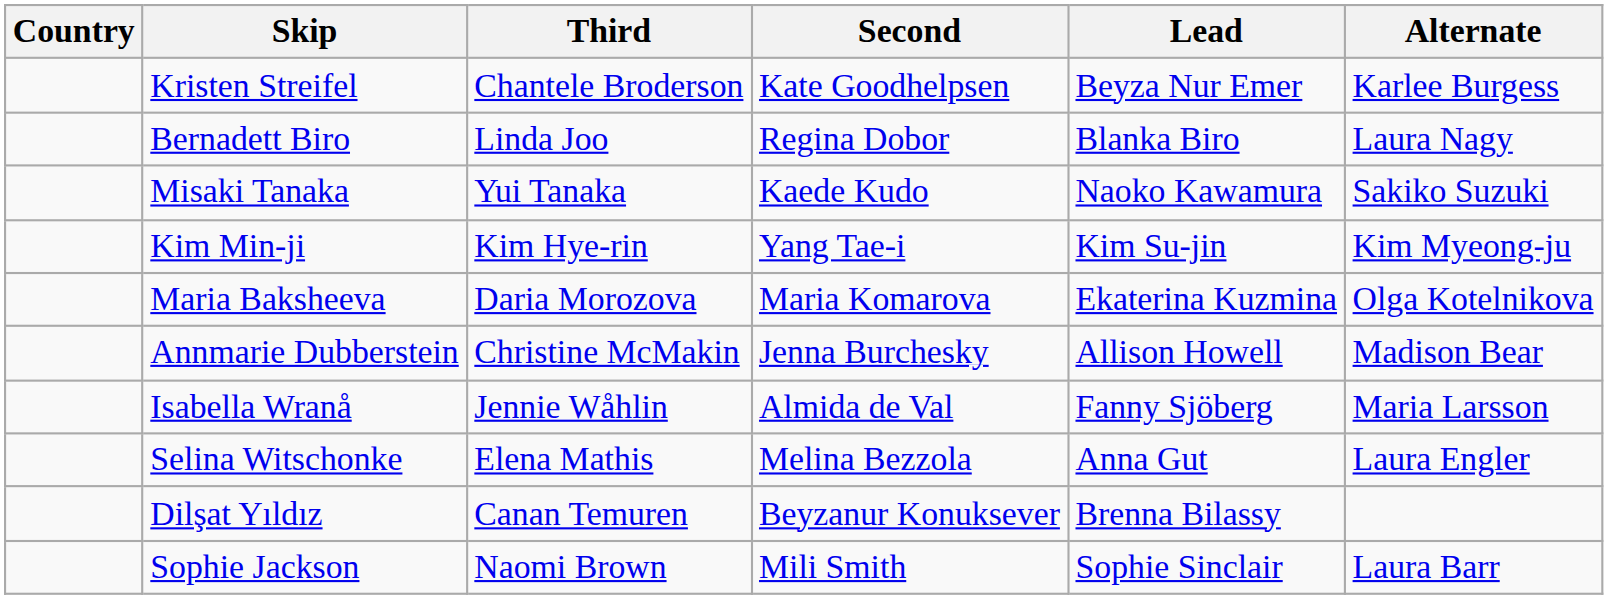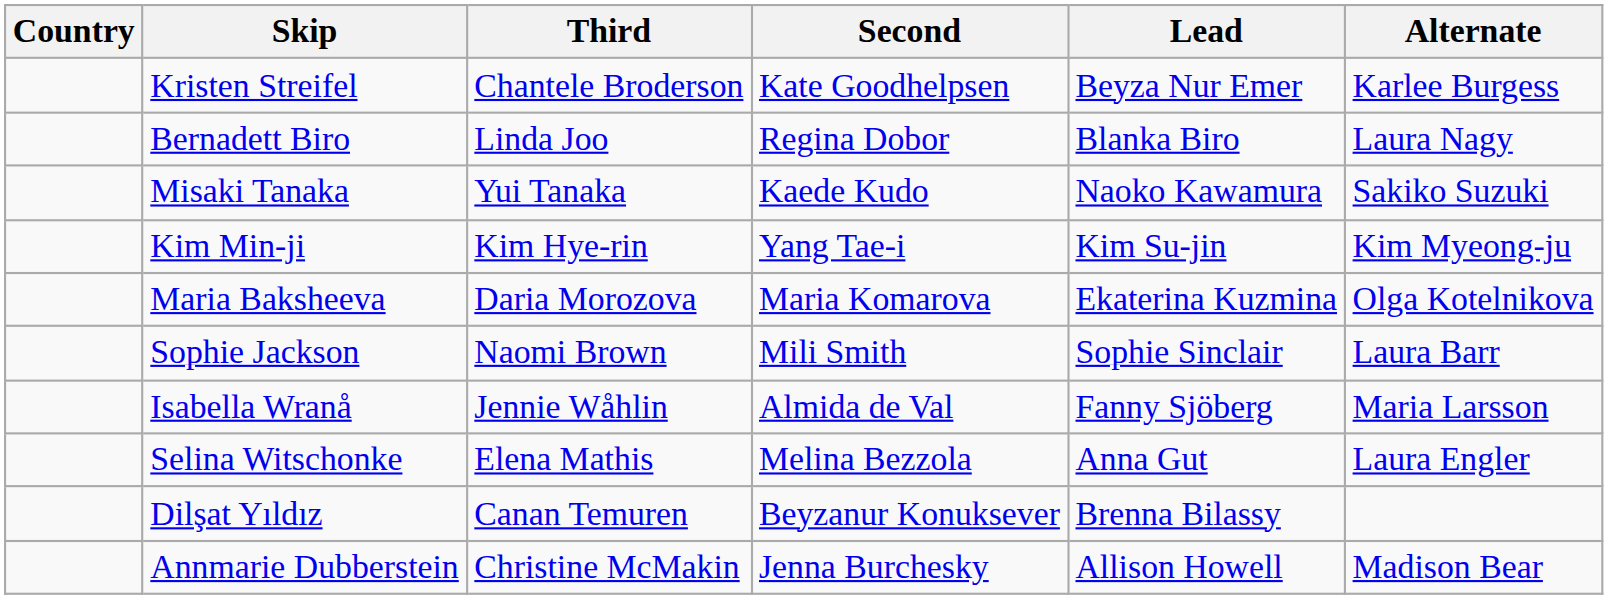rows swapped: (255, 566) <-> (305, 352)
